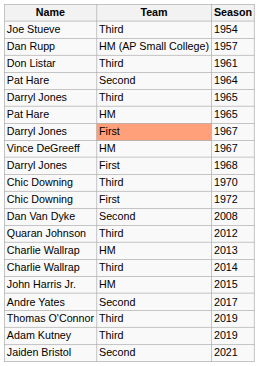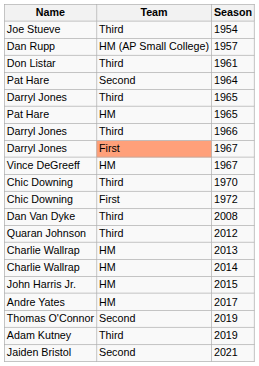+ row: (37, 132)
- row: (37, 166)
(117, 217) Second -> (111, 217) Third
(111, 268) Third -> (107, 268) HM
(117, 302) Second -> (107, 302) HM
(111, 319) Third -> (117, 319) Second
